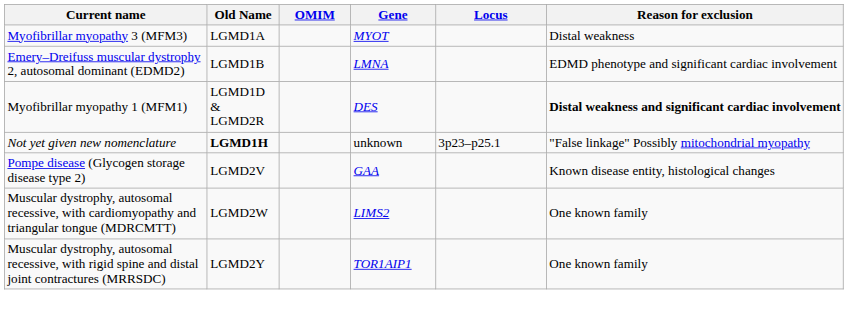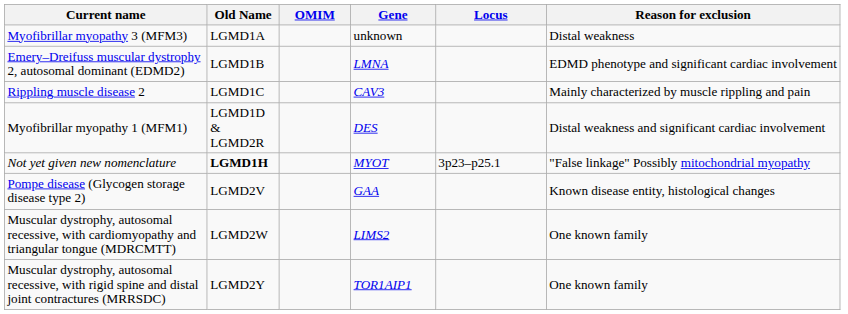(371, 35) MYOT -> (378, 35) unknown
+ row: (76, 92)
(695, 106) bold -> (687, 127) normal
(378, 142) unknown -> (371, 163) MYOT
